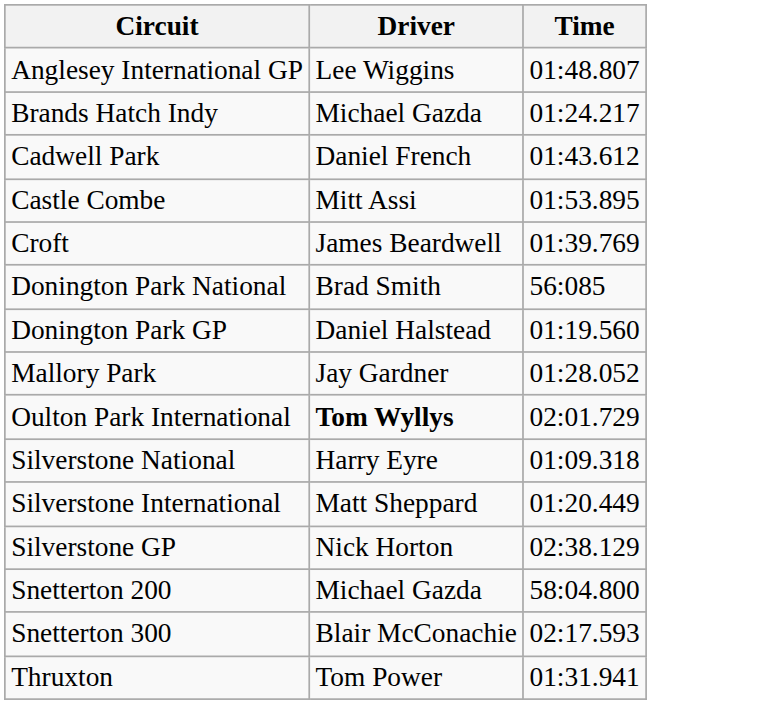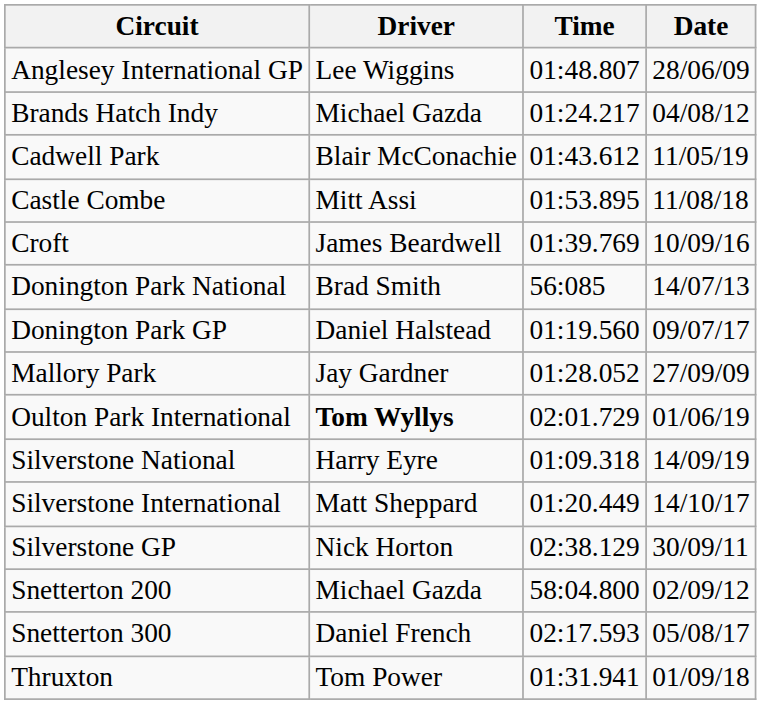+ column: (701, 26)
(393, 156) Daniel French -> (416, 156) Blair McConachie
(416, 633) Blair McConachie -> (393, 633) Daniel French
